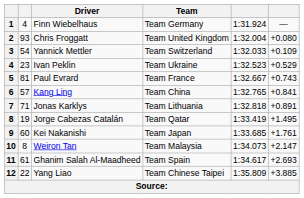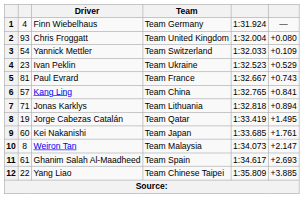(284, 105) +0.891 -> (284, 105) +0.894
